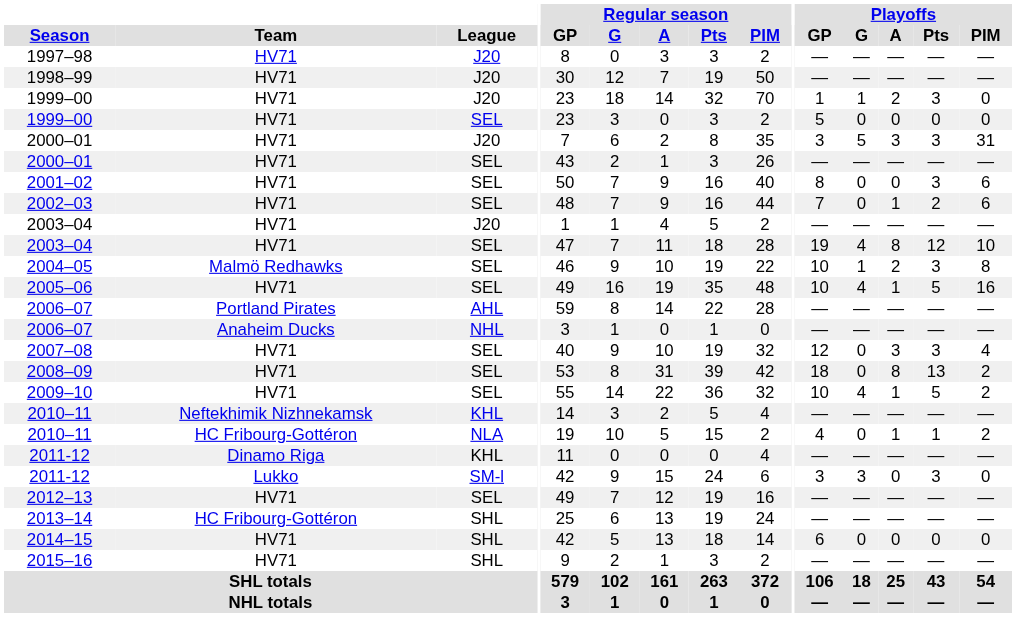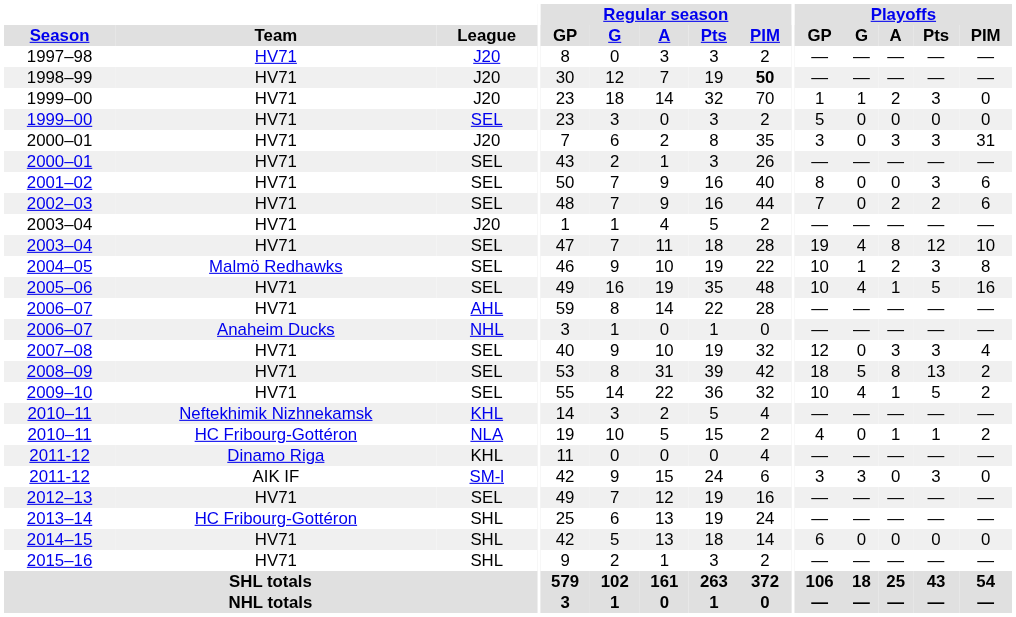(765, 77) normal -> (765, 77) bold
(861, 140) 5 -> (861, 140) 0
(896, 203) 1 -> (896, 203) 2
(276, 308) Portland Pirates -> (276, 308) HV71
(861, 371) 0 -> (861, 371) 5
(276, 476) Lukko -> (276, 476) AIK IF
